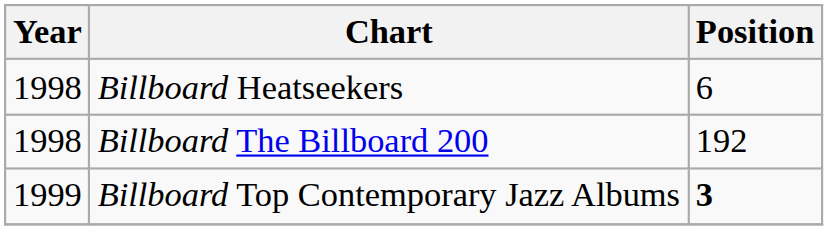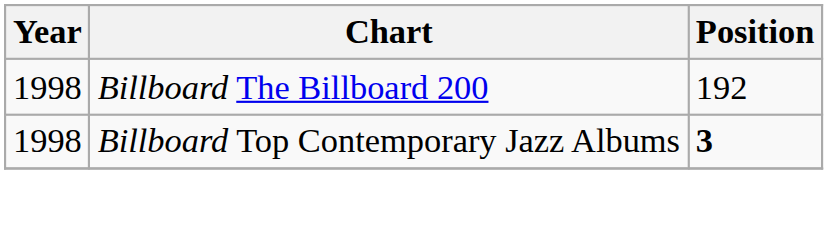- row: (250, 86)
(47, 195) 1999 -> (47, 140) 1998
